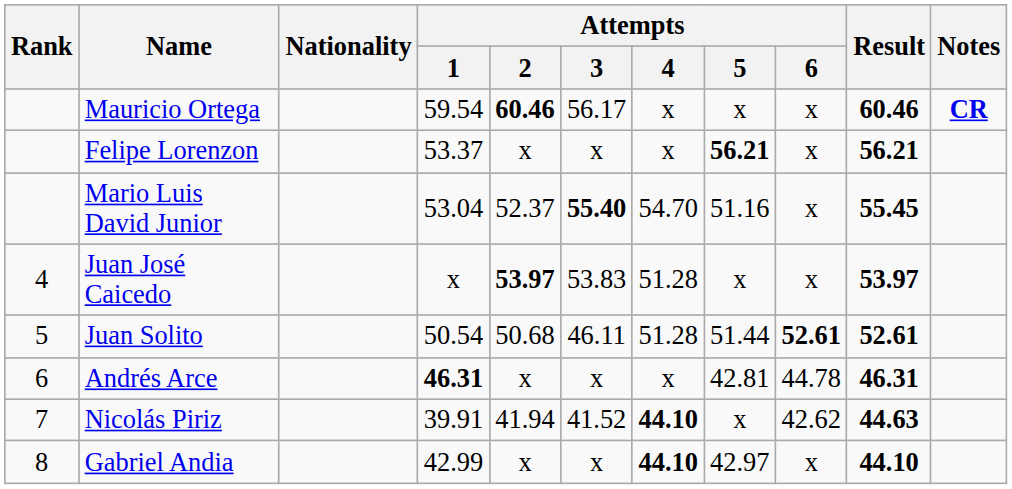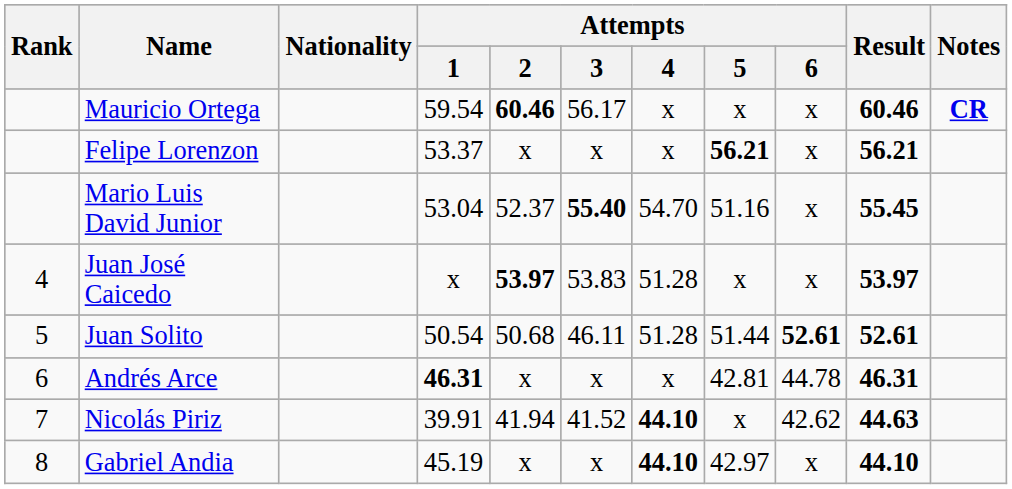(453, 461) 42.99 -> (453, 461) 45.19
